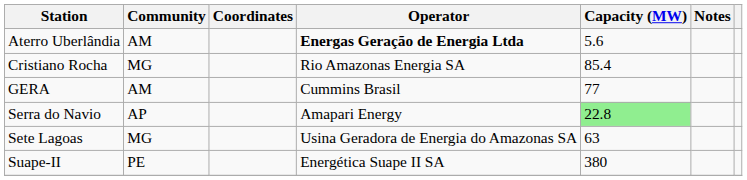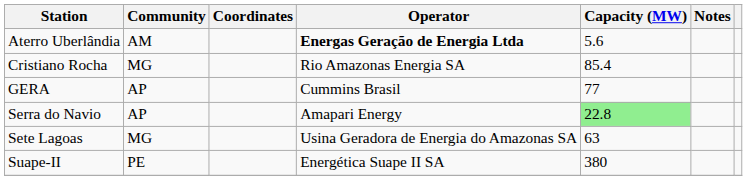(140, 89) AM -> (137, 89) AP
